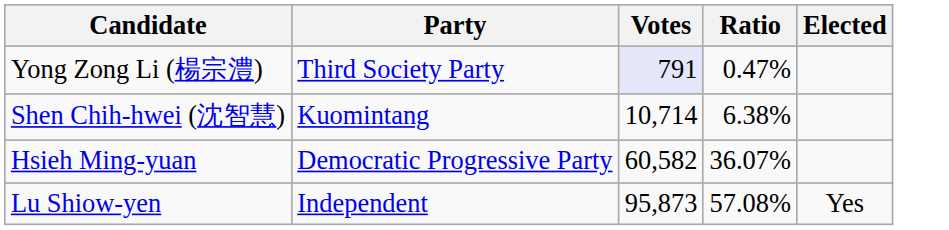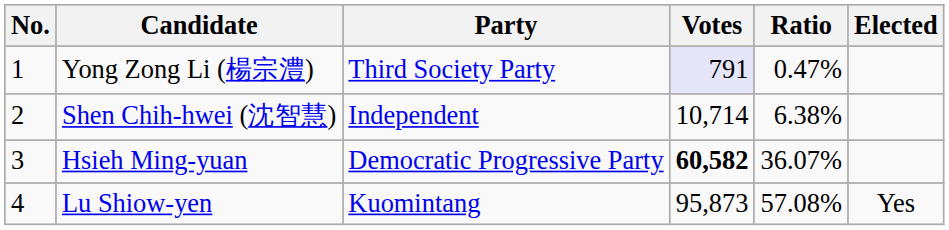+ column: (30, 25)
(363, 116) Kuomintang -> (414, 116) Independent
(661, 160) normal -> (712, 160) bold
(363, 202) Independent -> (414, 202) Kuomintang
